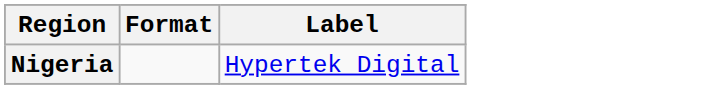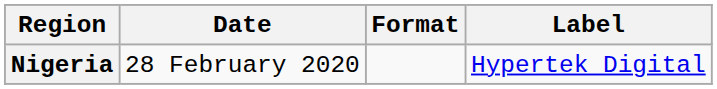+ column: (242, 25)
